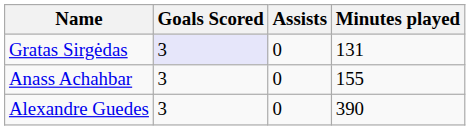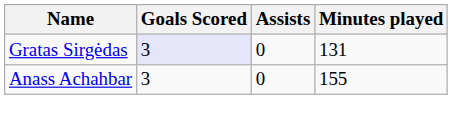- row: (79, 109)
